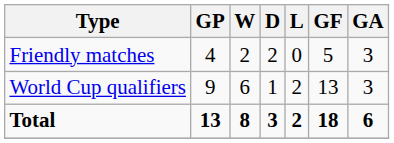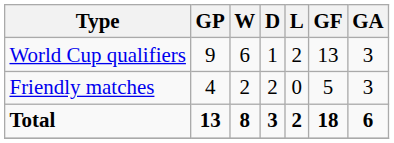rows swapped: (82, 54) <-> (98, 87)
